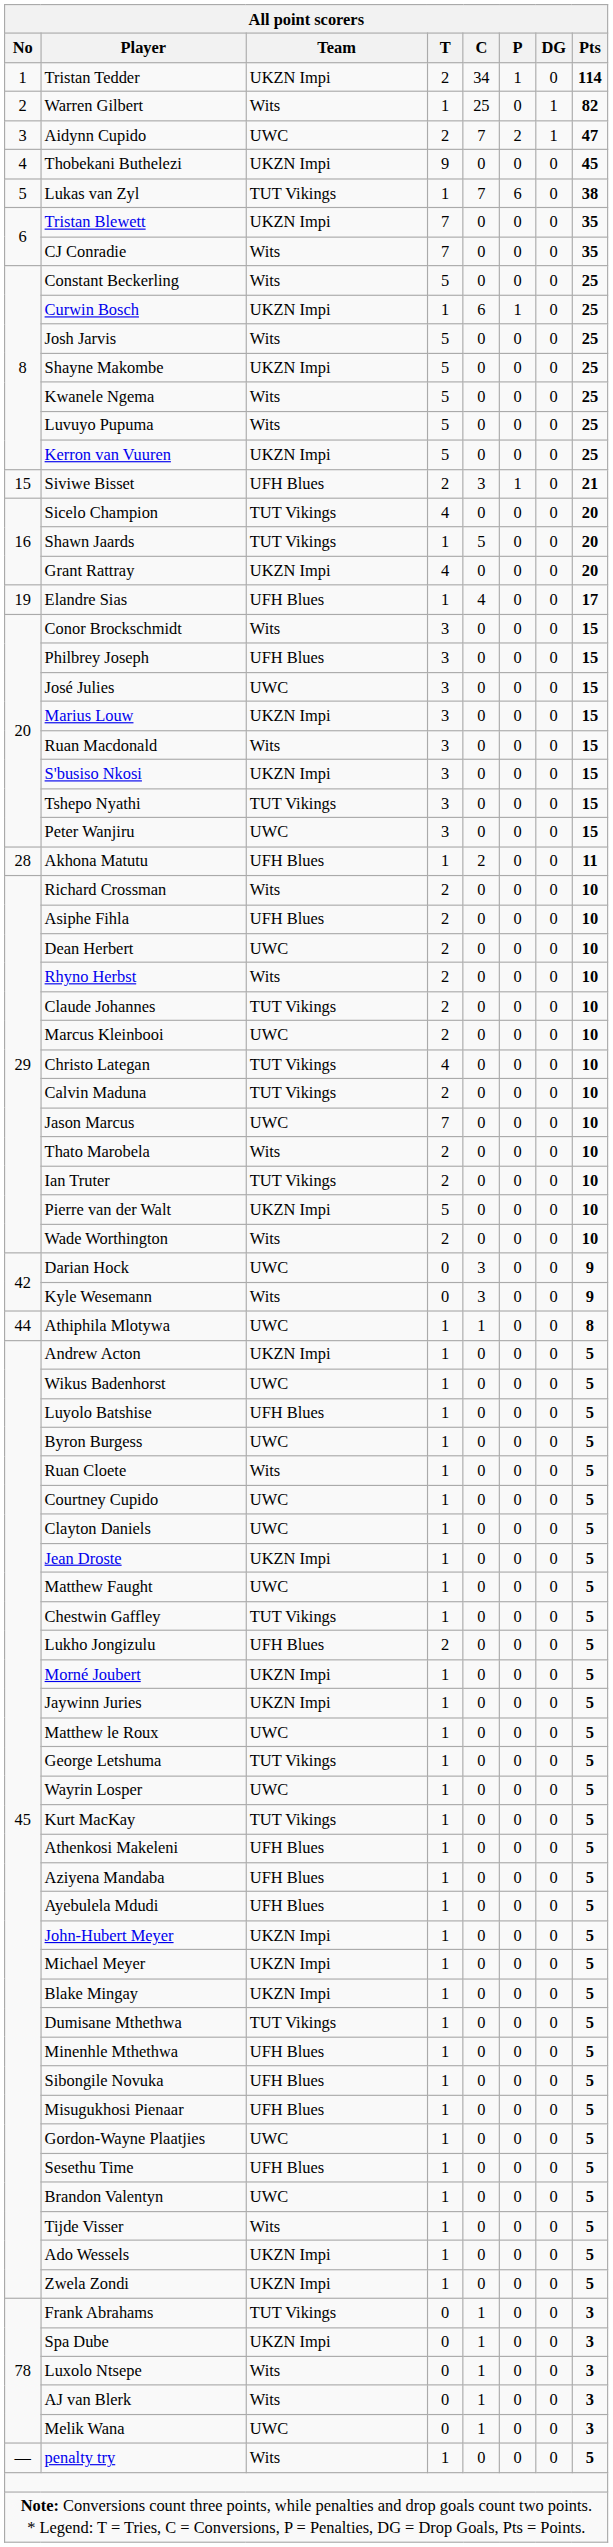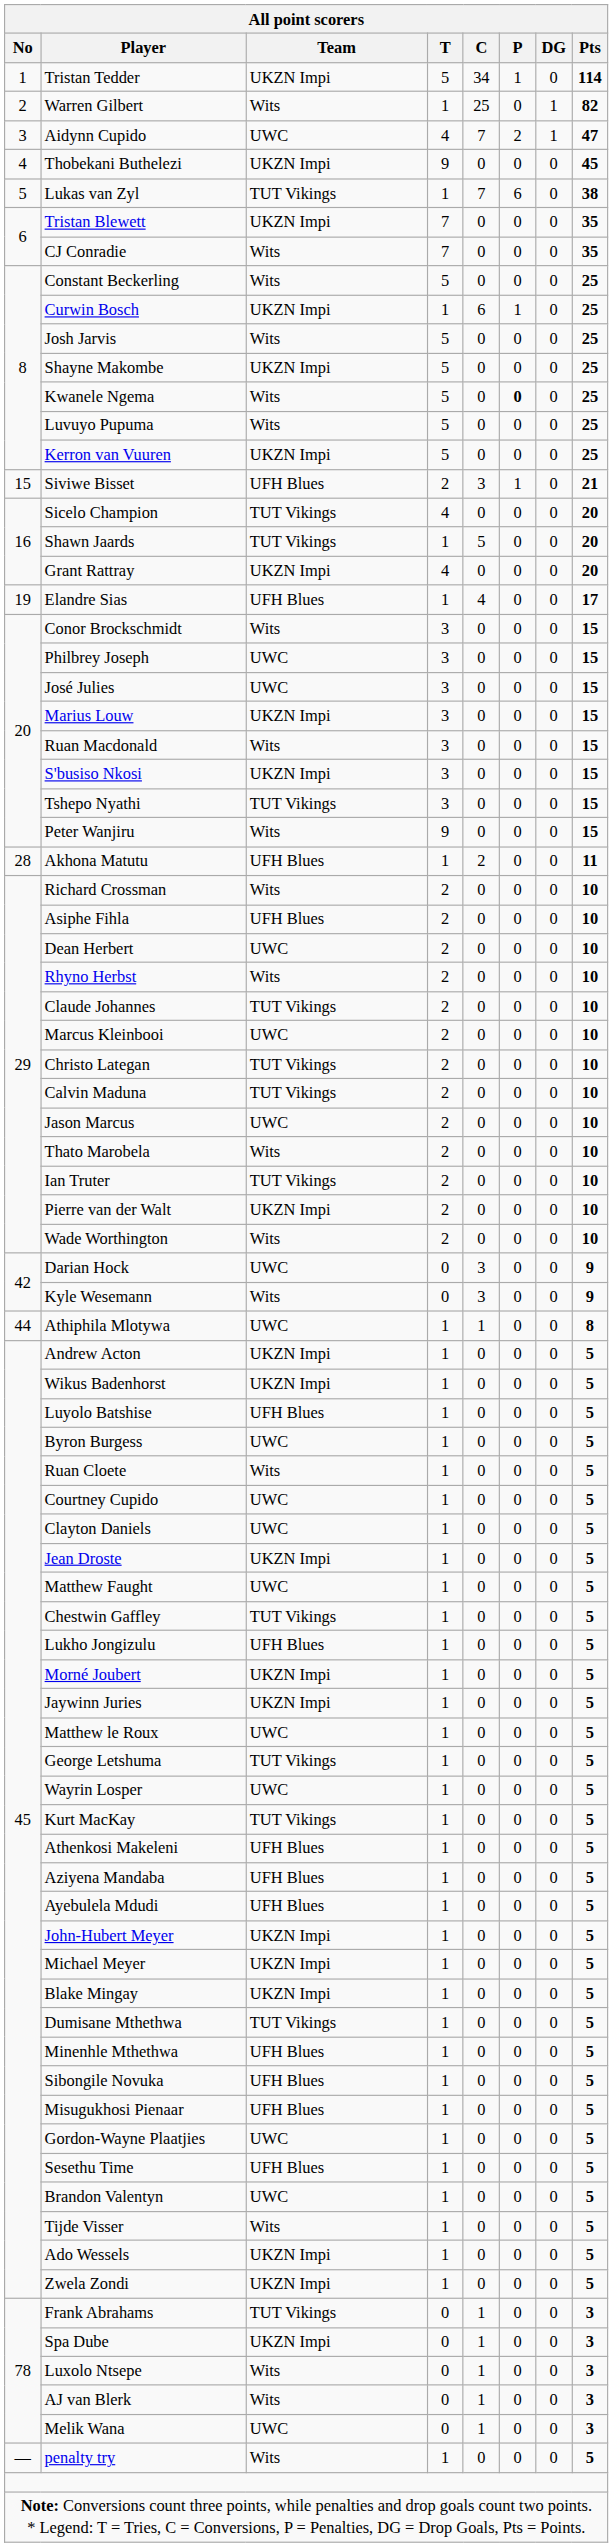(445, 77) 2 -> (445, 77) 5
(445, 135) 2 -> (445, 135) 4
(518, 397) normal -> (518, 397) bold
(287, 658) UFH Blues -> (269, 658) UWC
(269, 832) UWC -> (265, 832) Wits
(445, 832) 3 -> (445, 832) 9
(445, 1064) 4 -> (445, 1064) 2
(445, 1122) 7 -> (445, 1122) 2
(445, 1209) 5 -> (445, 1209) 2
(269, 1384) UWC -> (290, 1384) UKZN Impi
(445, 1645) 2 -> (445, 1645) 1
